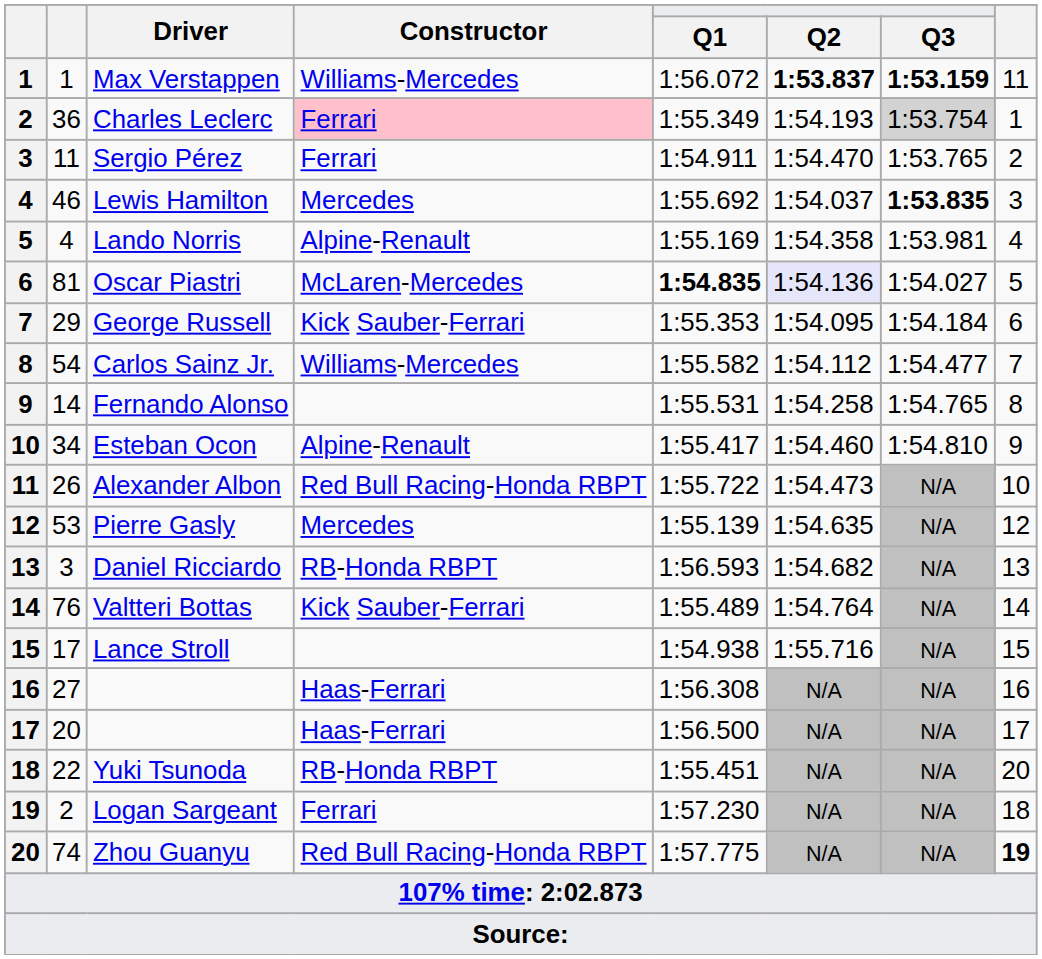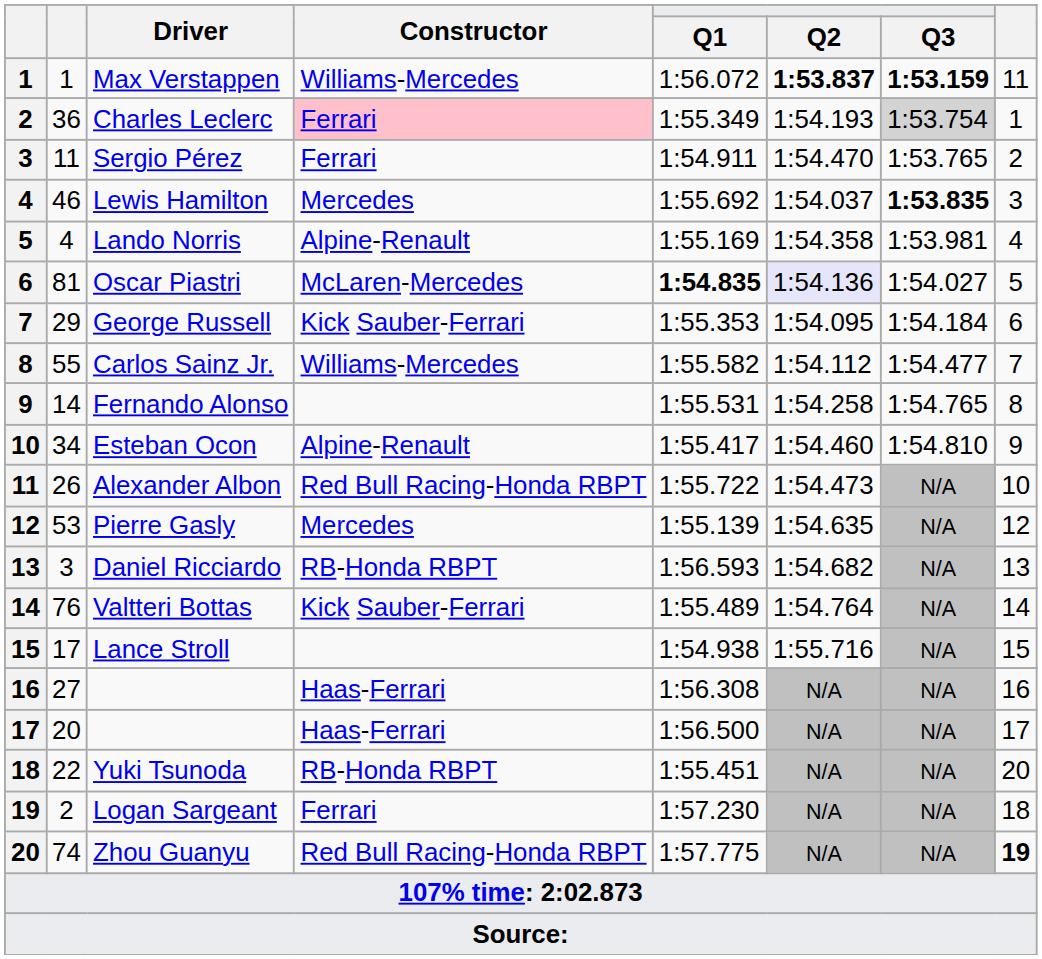(66, 363) 54 -> (66, 363) 55
